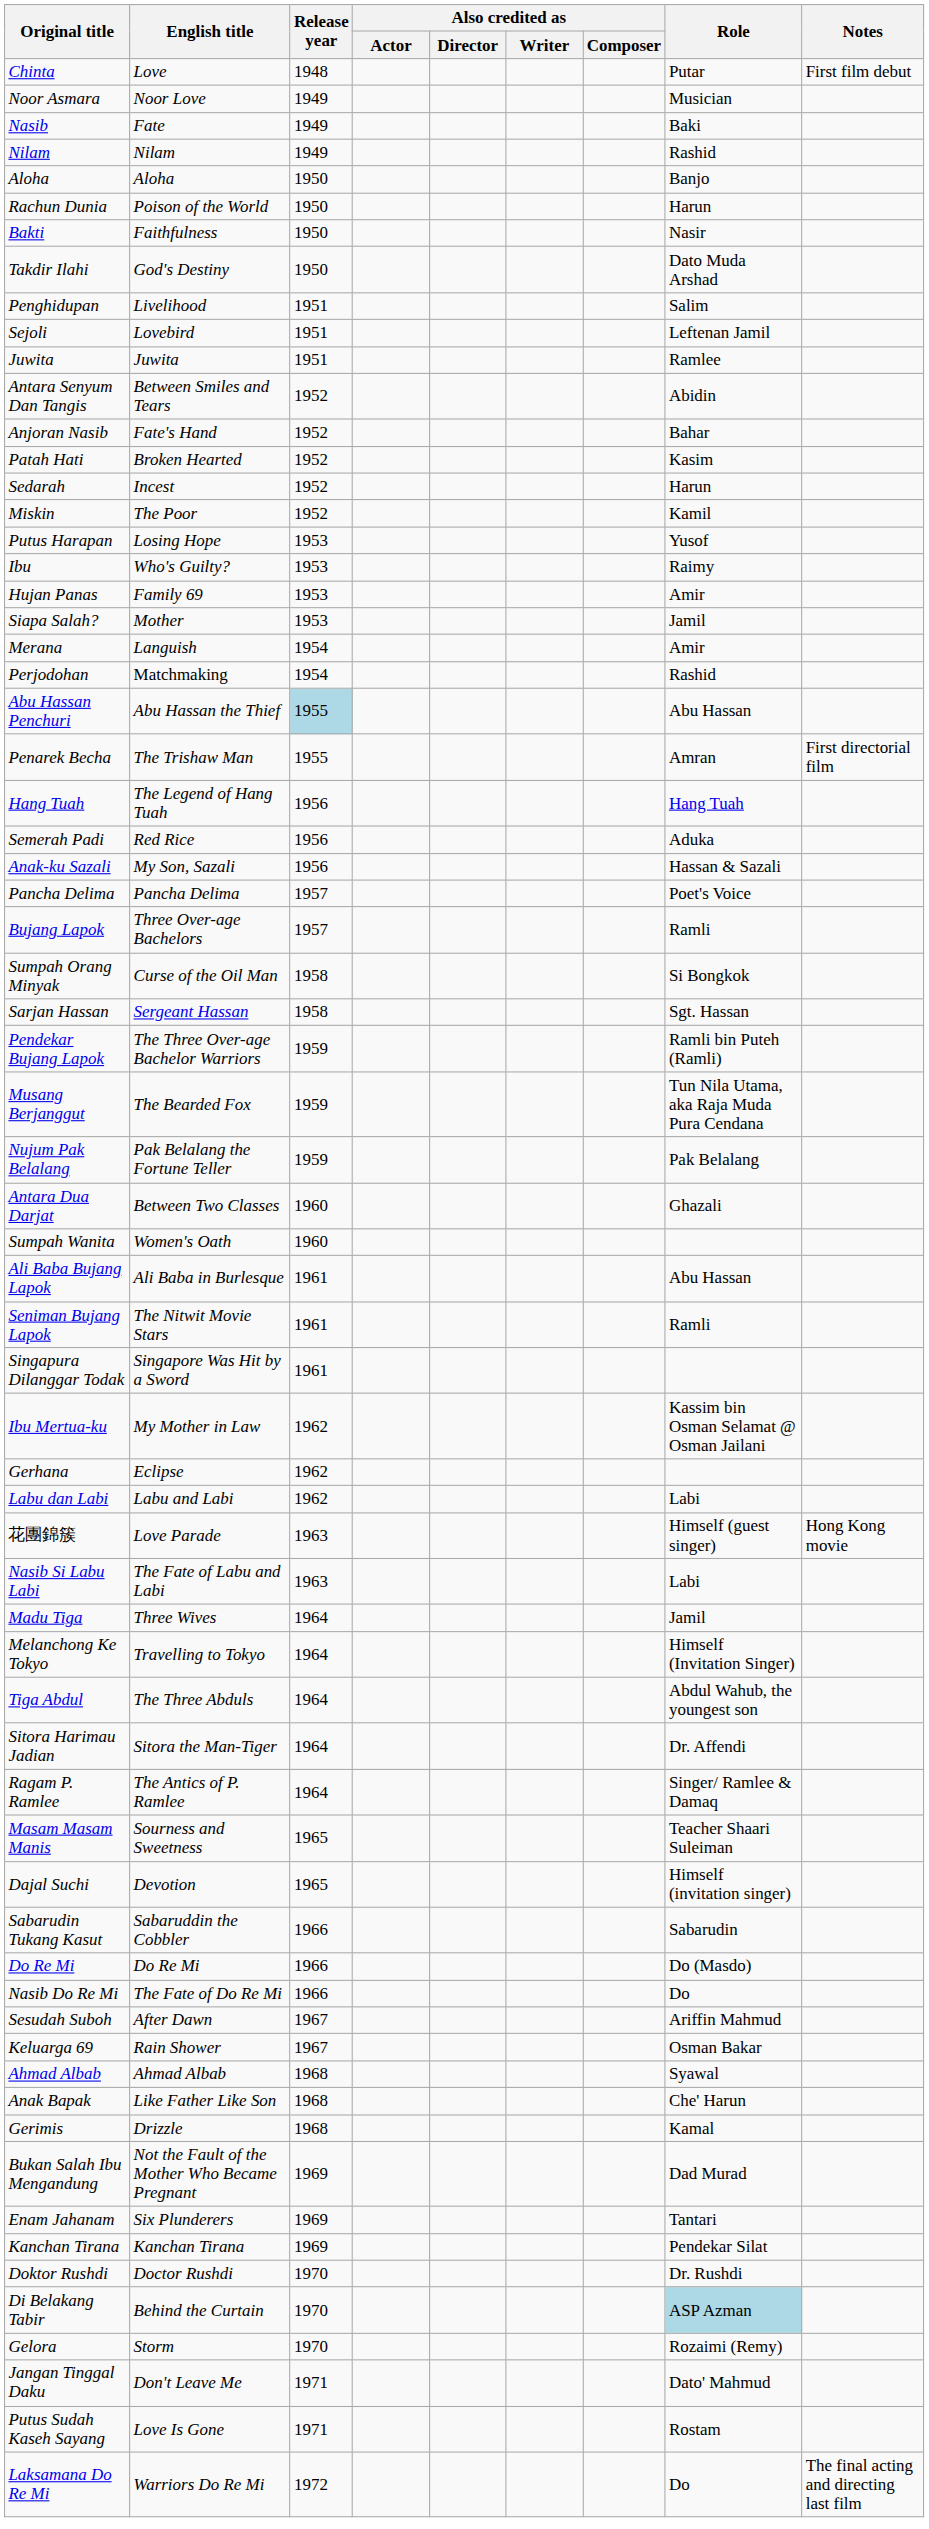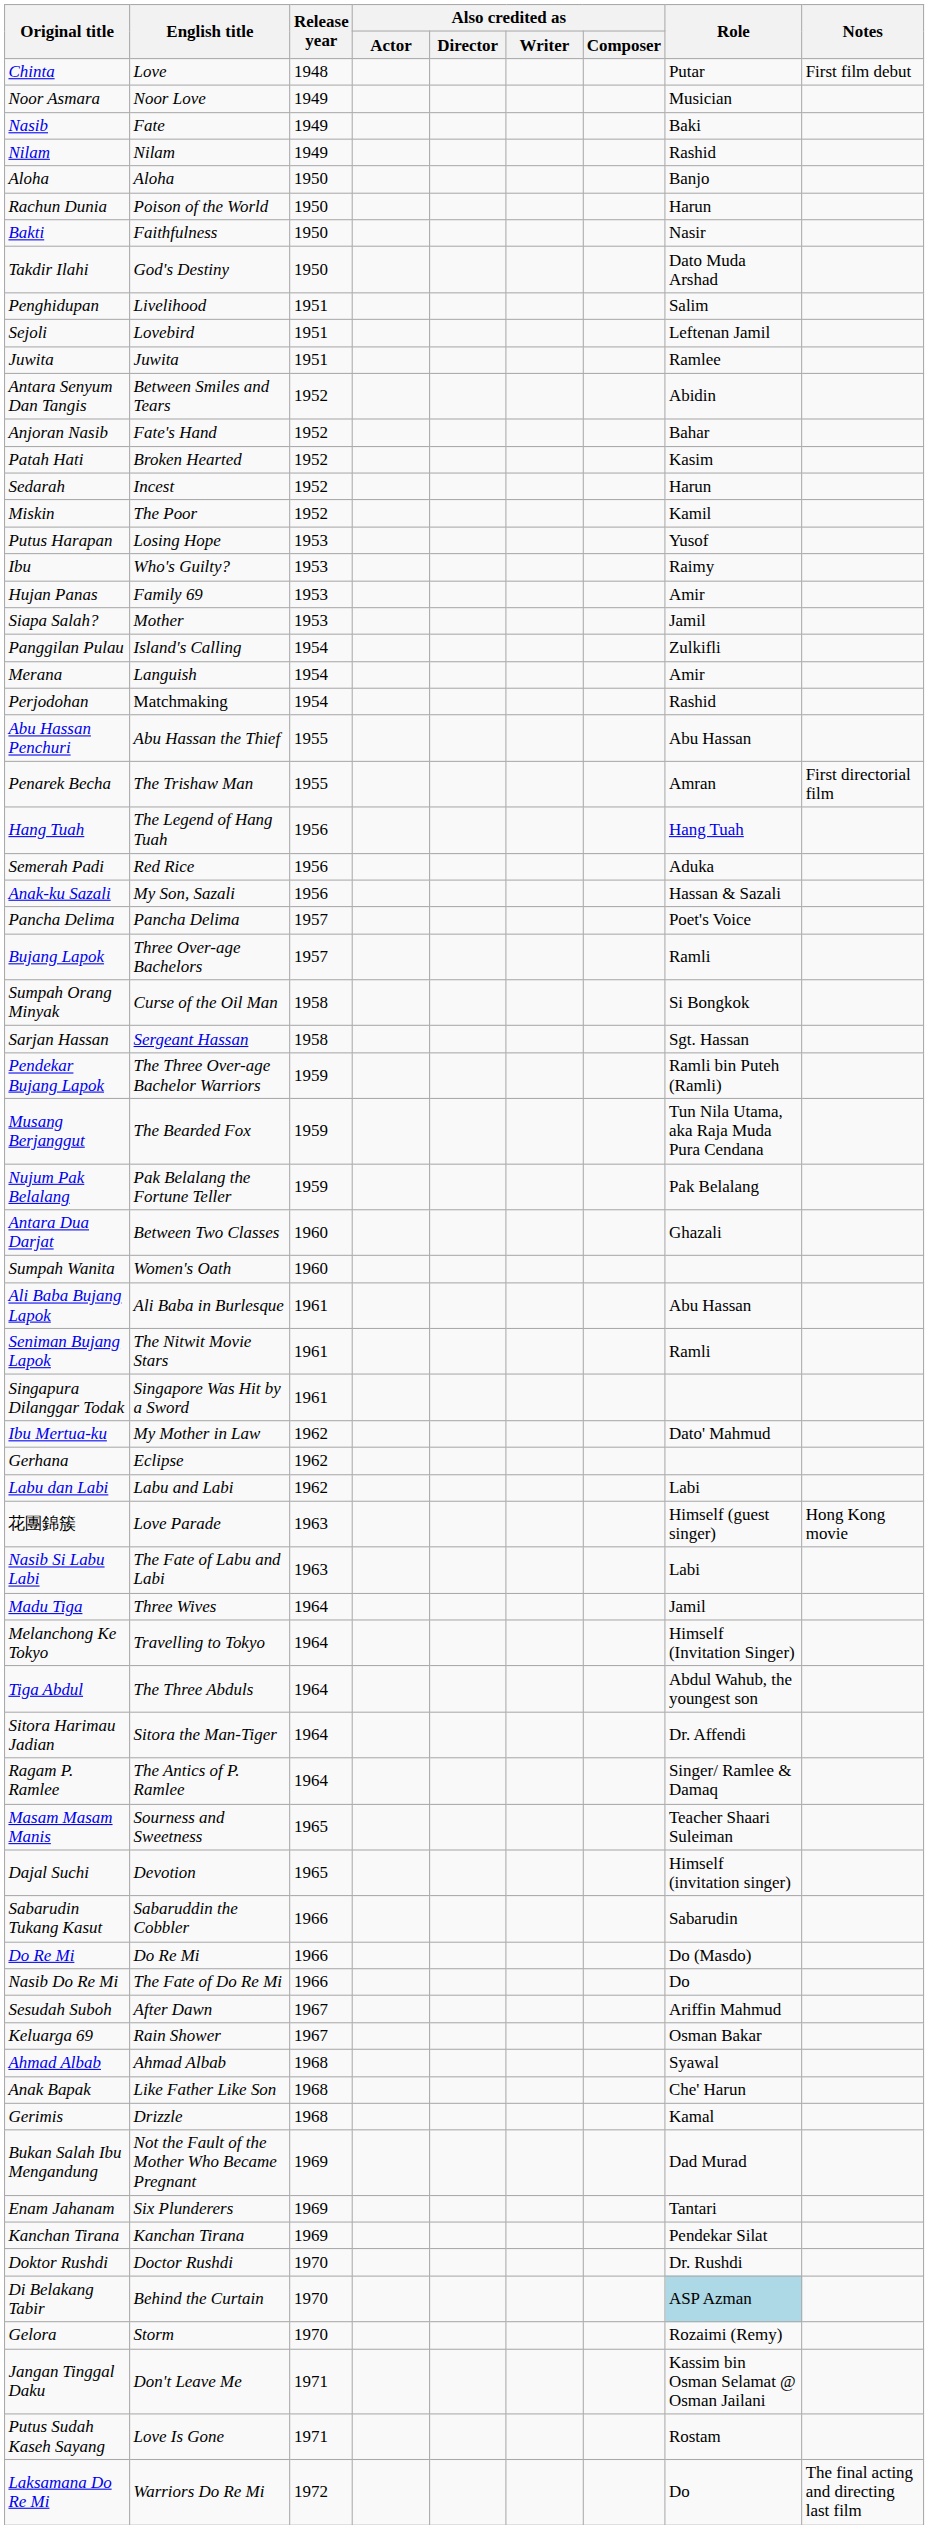+ row: (66, 647)
(311, 711) lightblue background -> (311, 738) no background
(732, 1426) Kassim bin Osman Selamat @ Osman Jailani -> (720, 1433) Dato' Mahmud
(720, 2382) Dato' Mahmud -> (732, 2381) Kassim bin Osman Selamat @ Osman Jailani
